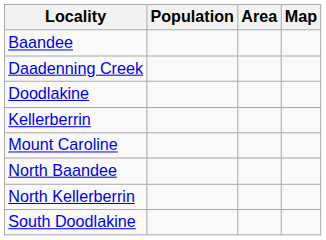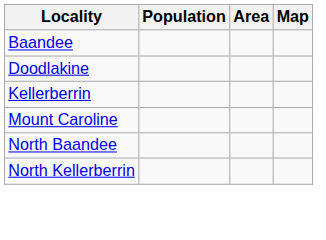- row: (76, 68)
- row: (72, 222)
